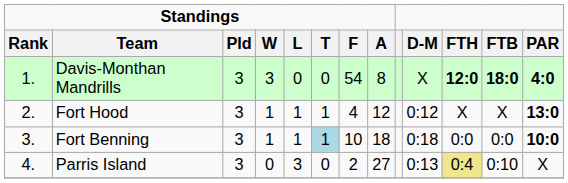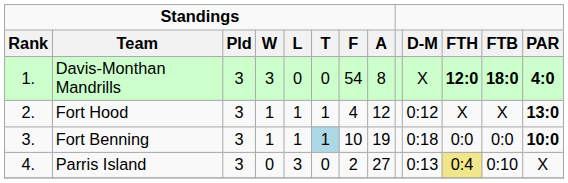(381, 139) 18 -> (381, 139) 19
